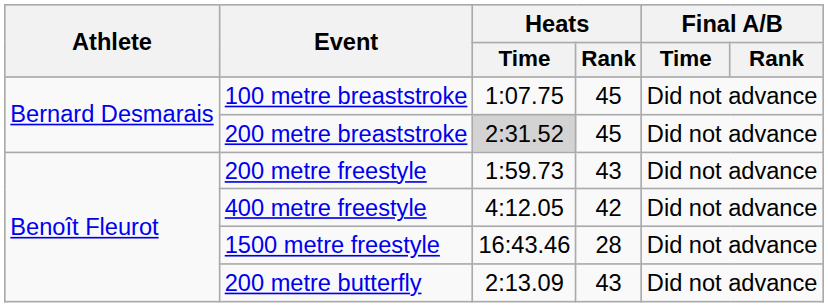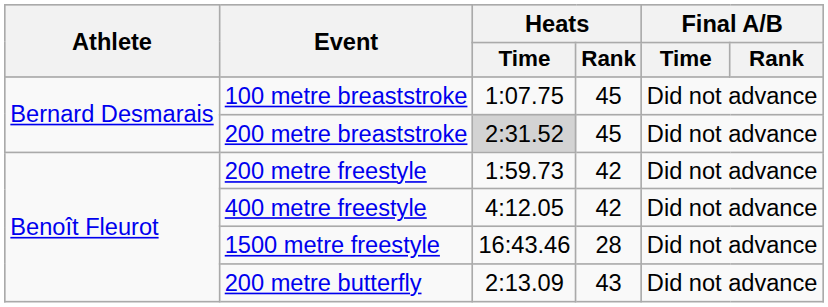(609, 171) 43 -> (609, 171) 42
